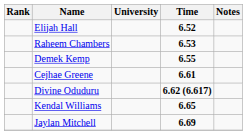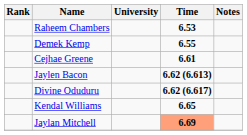- row: (56, 28)
+ row: (61, 75)
(187, 122) no background -> (187, 122) lightsalmon background
